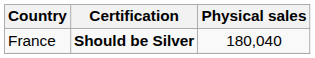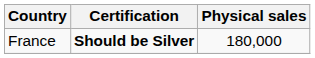(254, 41) 180,040 -> (254, 41) 180,000
